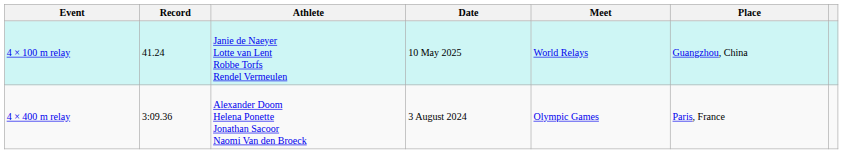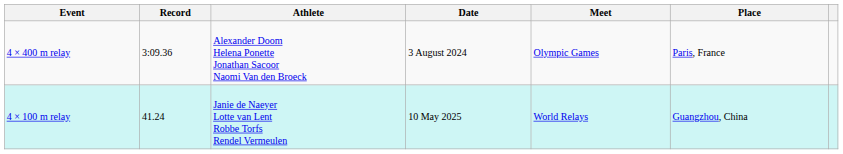rows swapped: (38, 53) <-> (38, 117)
